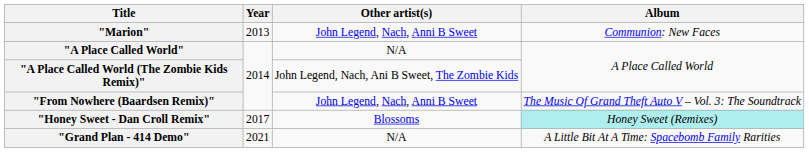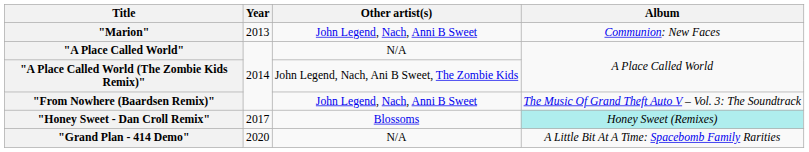(258, 138) 2021 -> (258, 138) 2020
